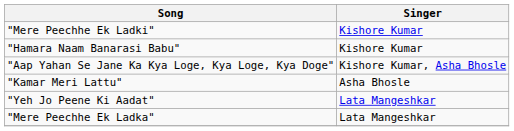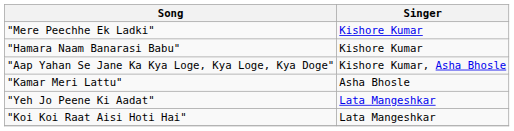+ row: (97, 117)
- row: (81, 117)
